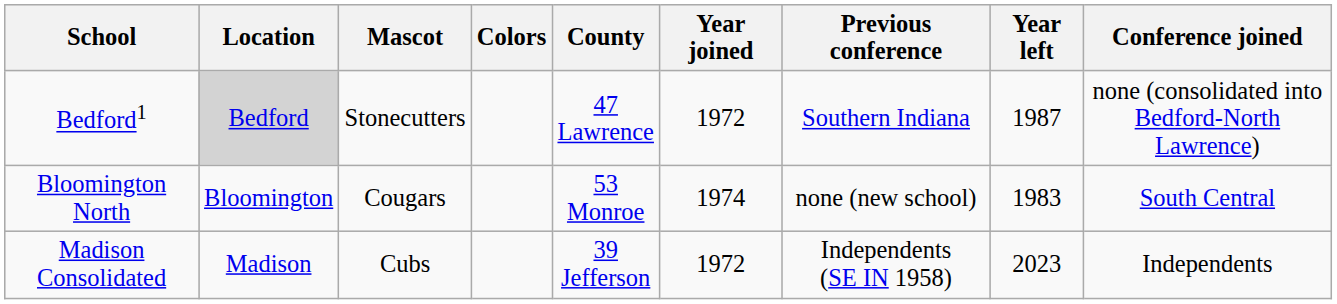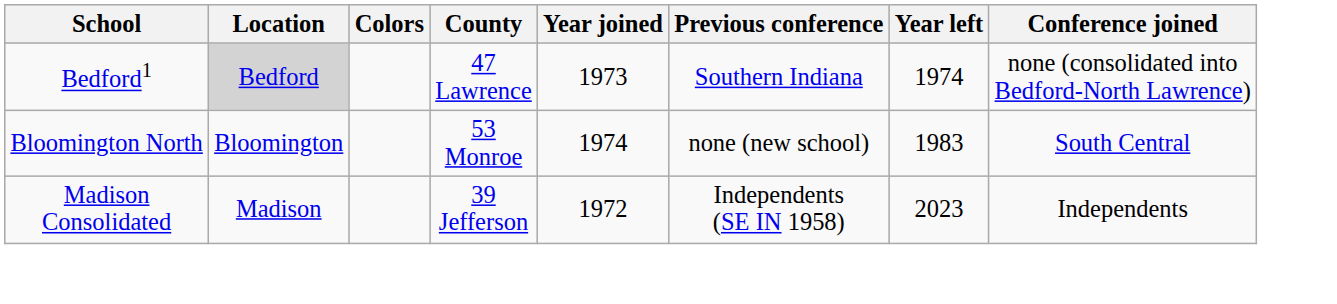- column: (405, 37)
(721, 117) 1972 -> (603, 76) 1973
(1037, 117) 1987 -> (939, 76) 1974
